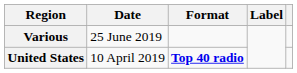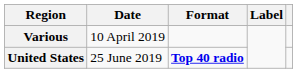(126, 36) 25 June 2019 -> (128, 36) 10 April 2019
(128, 57) 10 April 2019 -> (126, 57) 25 June 2019
